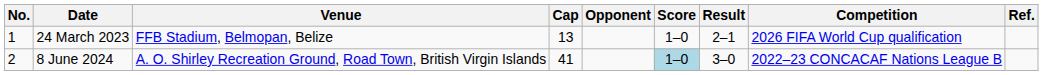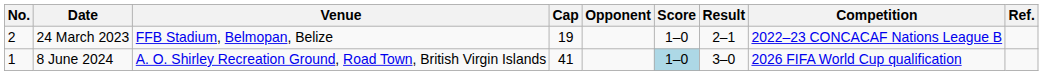(12, 37) 1 -> (12, 37) 2
(566, 37) 13 -> (566, 37) 19
(857, 37) 2026 FIFA World Cup qualification -> (877, 37) 2022–23 CONCACAF Nations League B
(12, 59) 2 -> (12, 59) 1
(877, 59) 2022–23 CONCACAF Nations League B -> (857, 59) 2026 FIFA World Cup qualification
